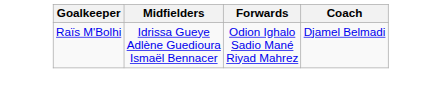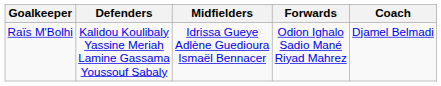+ column: (124, 13)
